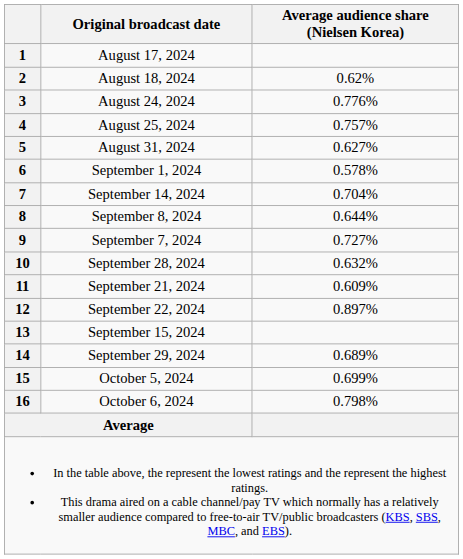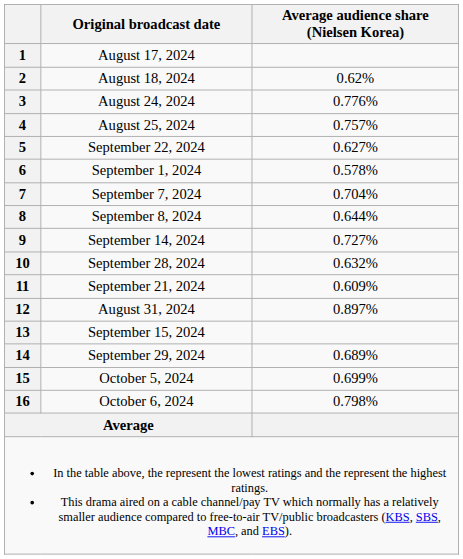(146, 147) August 31, 2024 -> (146, 147) September 22, 2024
(146, 194) September 14, 2024 -> (146, 194) September 7, 2024
(146, 240) September 7, 2024 -> (146, 240) September 14, 2024
(146, 309) September 22, 2024 -> (146, 309) August 31, 2024
